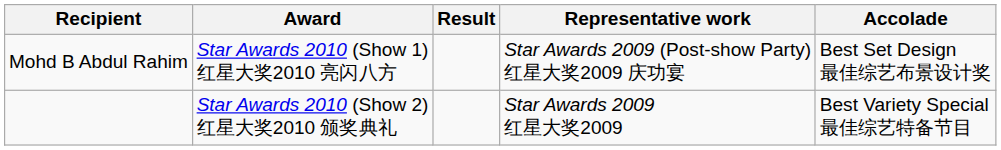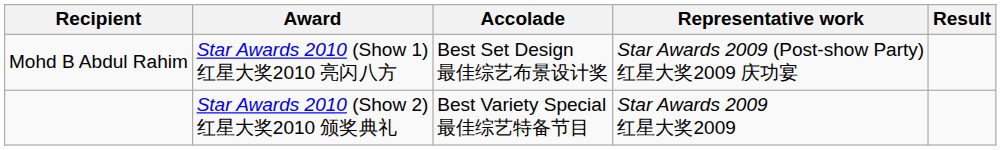columns swapped: (905, 19) <-> (466, 19)
